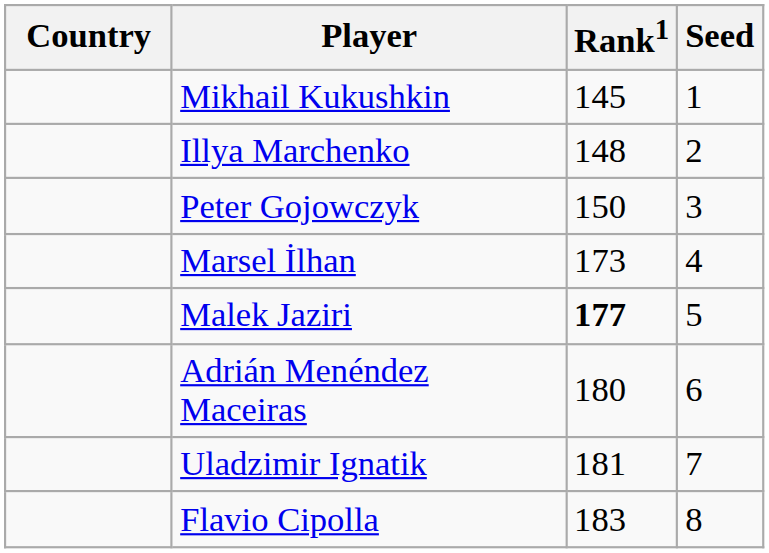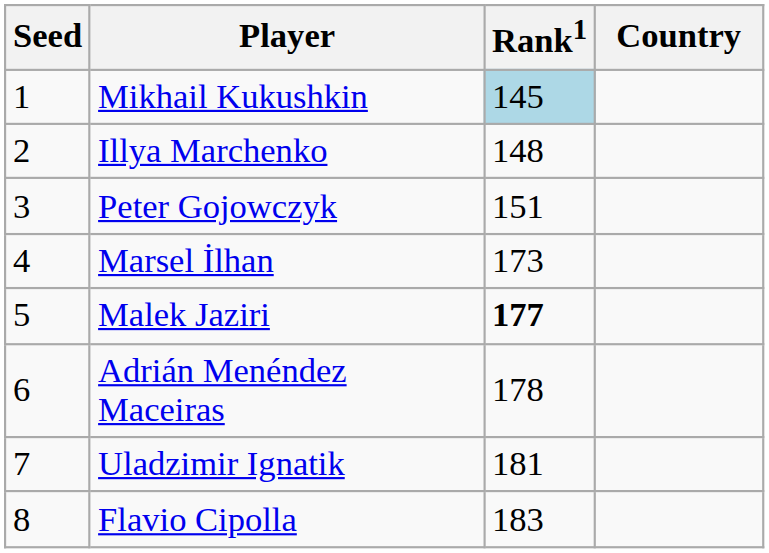columns swapped: (89, 36) <-> (720, 36)
(600, 96) no background -> (518, 96) lightblue background
(600, 205) 150 -> (518, 205) 151
(600, 389) 180 -> (518, 389) 178
